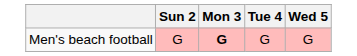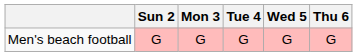+ column: (331, 16)
(222, 39) bold -> (201, 39) normal
